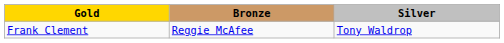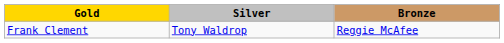columns swapped: (417, 13) <-> (252, 13)
